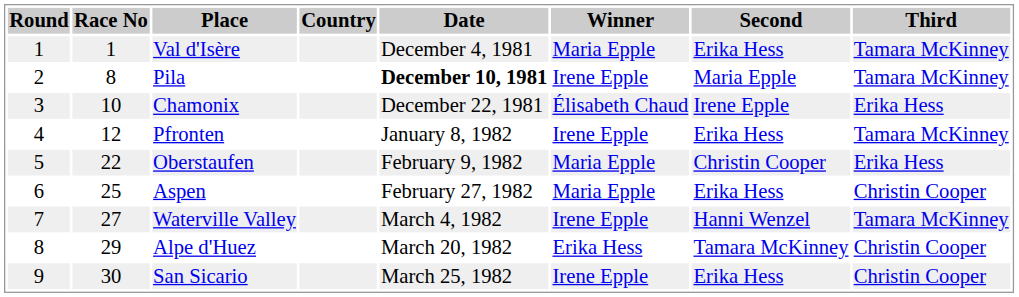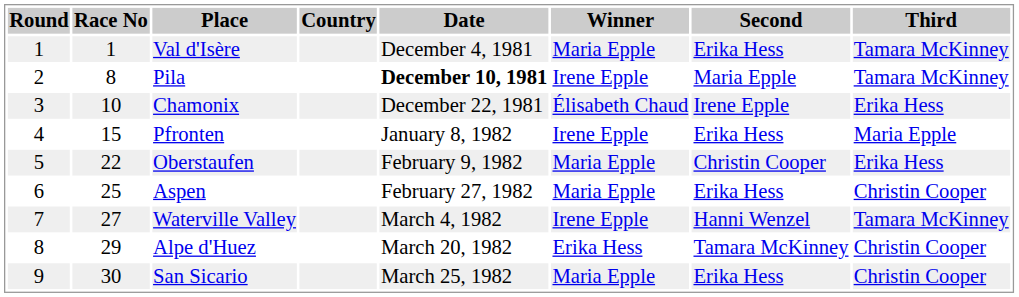(111, 134) 12 -> (111, 134) 15
(931, 134) Tamara McKinney -> (905, 134) Maria Epple
(600, 276) Irene Epple -> (604, 276) Maria Epple
